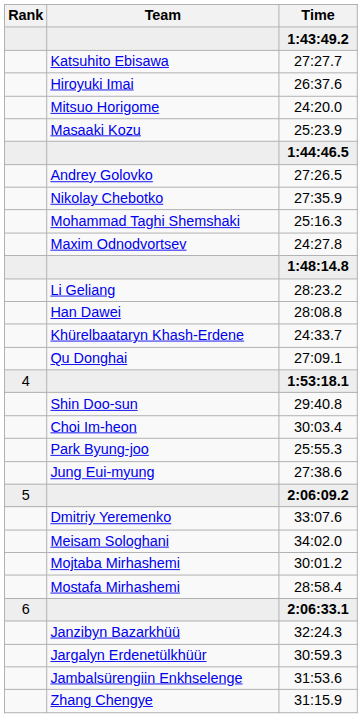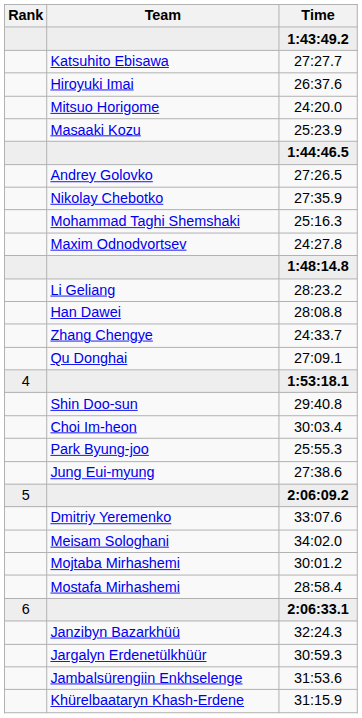(147, 335) Khürelbaataryn Khash-Erdene -> (102, 335) Zhang Chengye
(102, 701) Zhang Chengye -> (147, 701) Khürelbaataryn Khash-Erdene
